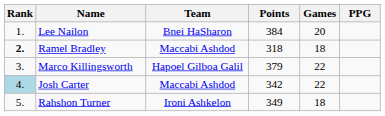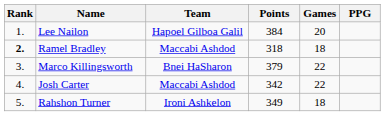(197, 31) Bnei HaSharon -> (197, 31) Hapoel Gilboa Galil
(197, 66) Hapoel Gilboa Galil -> (197, 66) Bnei HaSharon
(20, 84) lightblue background -> (20, 84) no background
